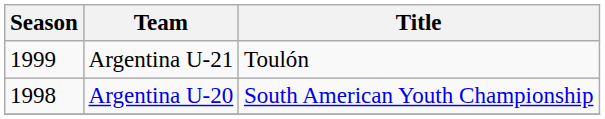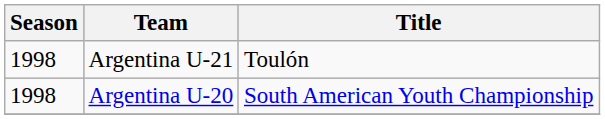(33, 59) 1999 -> (33, 59) 1998
